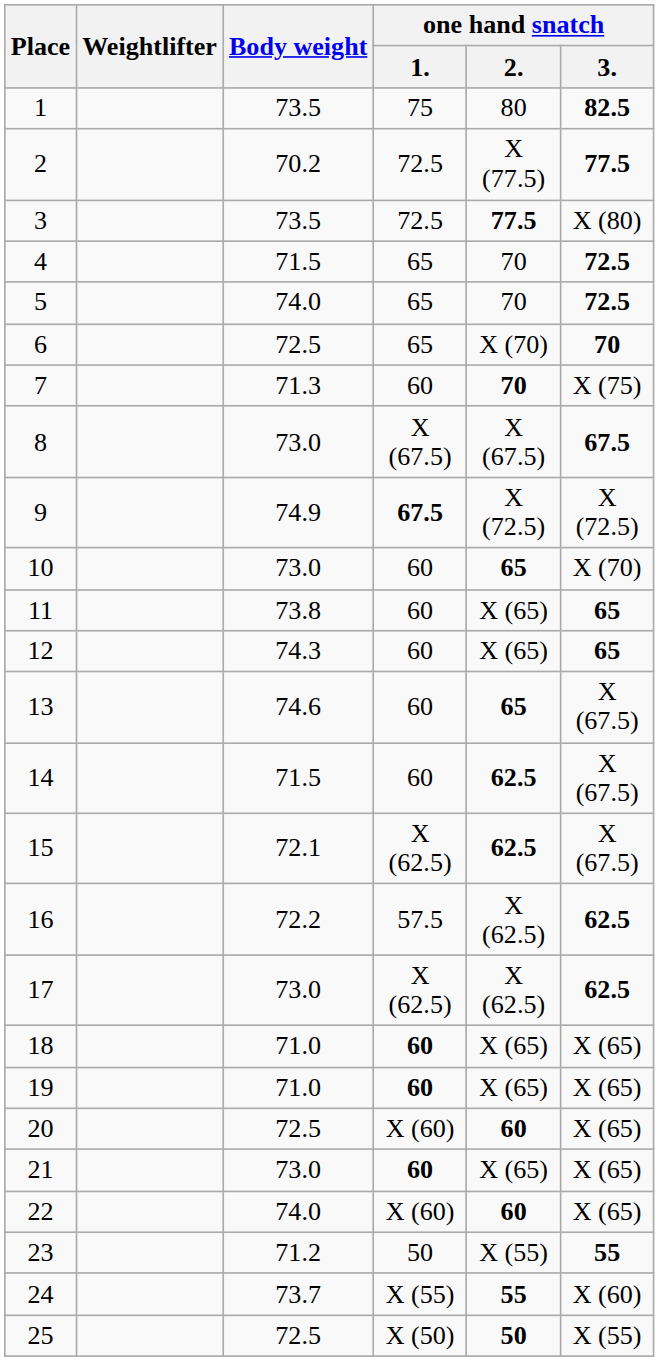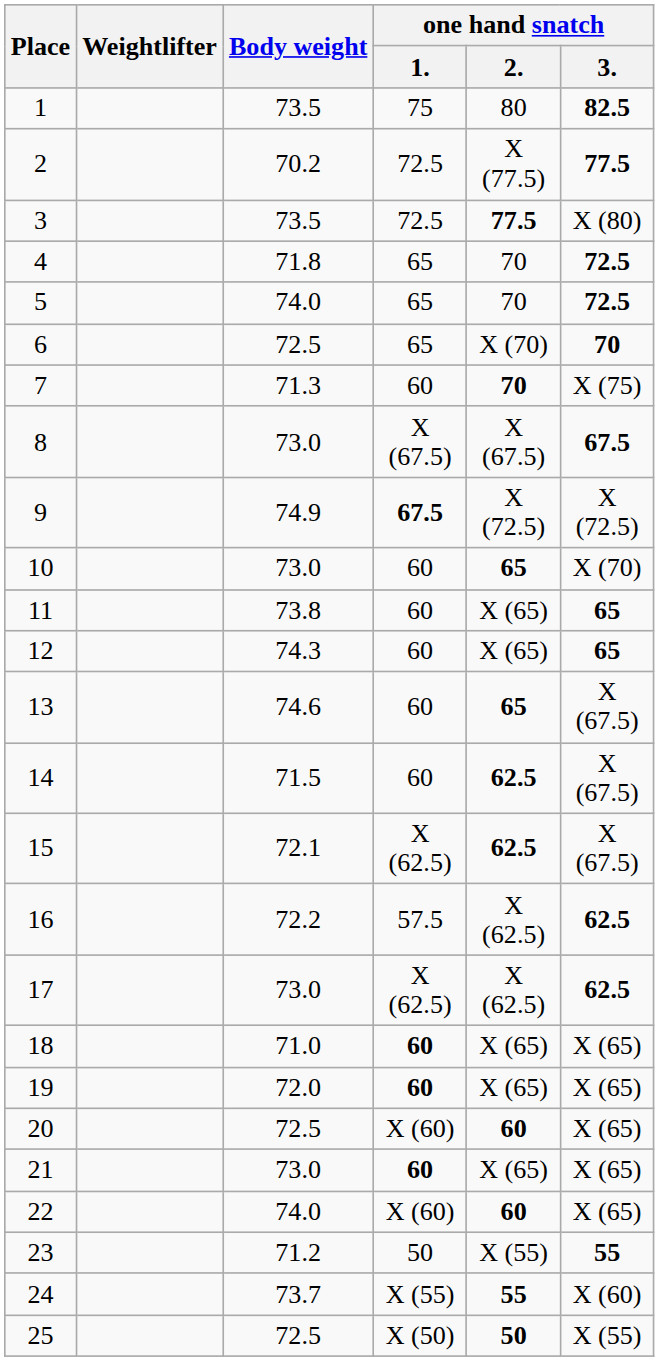(298, 261) 71.5 -> (298, 261) 71.8
(298, 1087) 71.0 -> (298, 1087) 72.0
